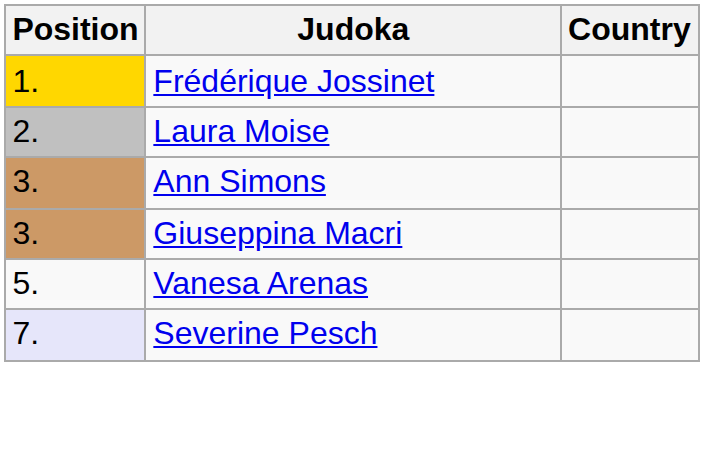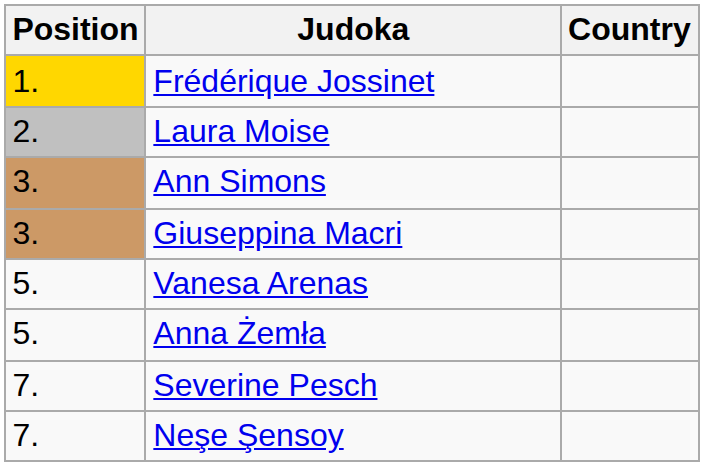+ row: (240, 334)
(26, 334) lavender background -> (26, 385) no background
+ row: (249, 435)
